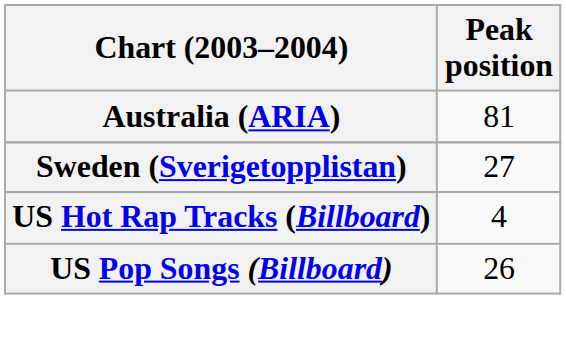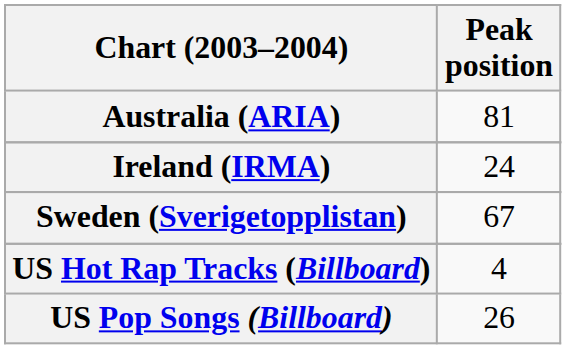+ row: (221, 166)
(499, 166) 27 -> (499, 217) 67
